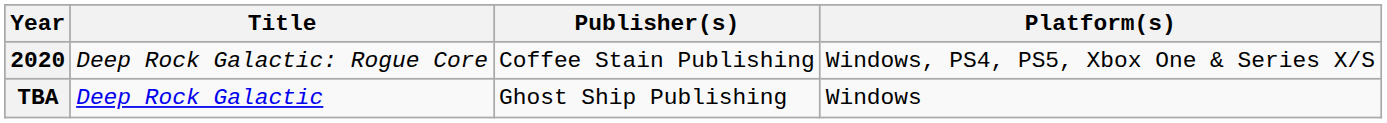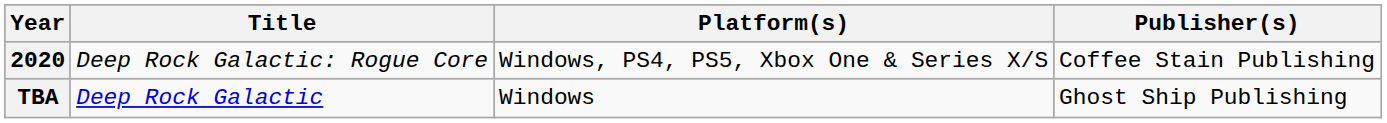columns swapped: (1100, 24) <-> (657, 24)
